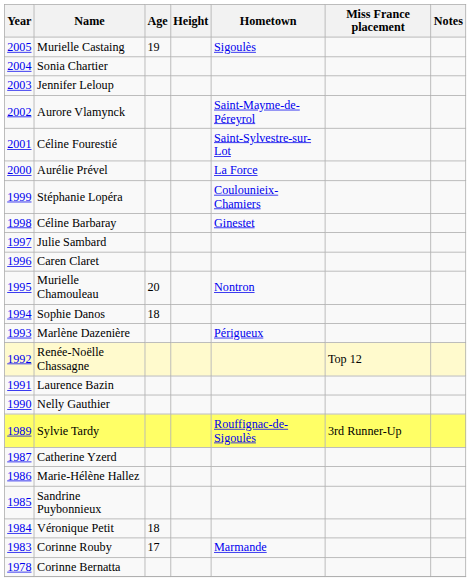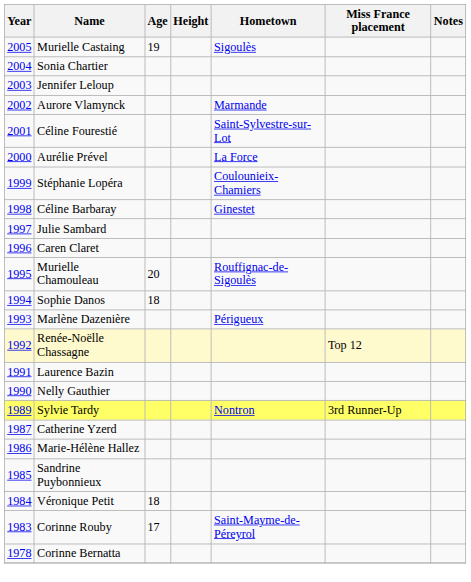(257, 111) Saint-Mayme-de-Péreyrol -> (240, 104) Marmande
(234, 287) Nontron -> (251, 274) Rouffignac-de-Sigoulès
(251, 430) Rouffignac-de-Sigoulès -> (234, 410) Nontron
(240, 547) Marmande -> (257, 527) Saint-Mayme-de-Péreyrol
